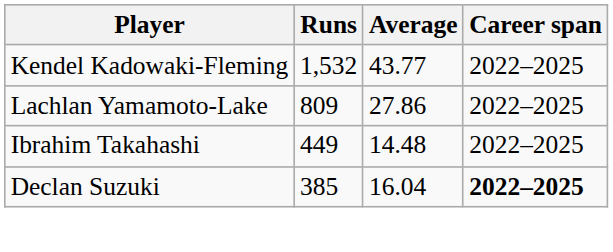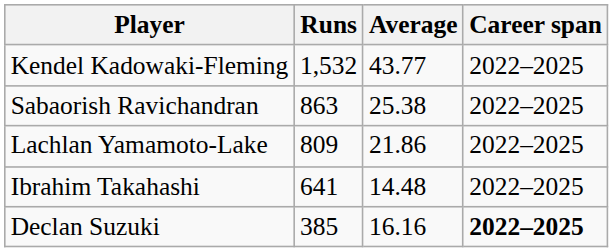+ row: (135, 105)
(398, 105) 27.86 -> (398, 145) 21.86
(319, 145) 449 -> (319, 186) 641
(398, 186) 16.04 -> (398, 226) 16.16
